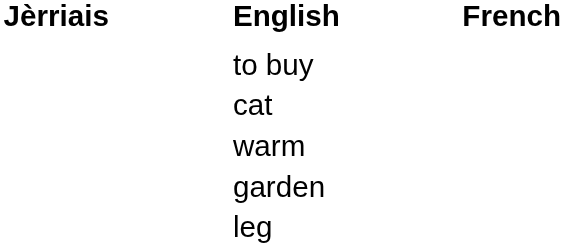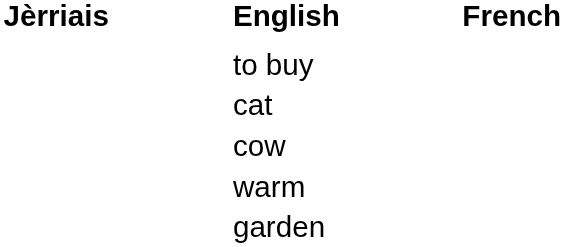+ row: (259, 146)
- row: (253, 227)
